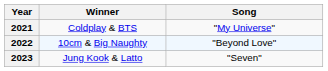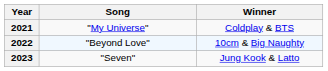columns swapped: (103, 12) <-> (244, 12)
